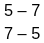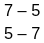rows swapped: (22, 11) <-> (22, 33)
